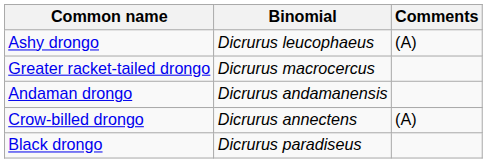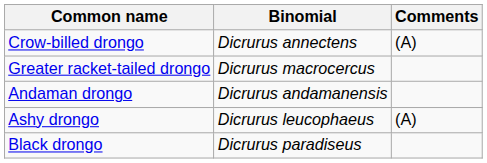rows swapped: (76, 119) <-> (54, 42)
